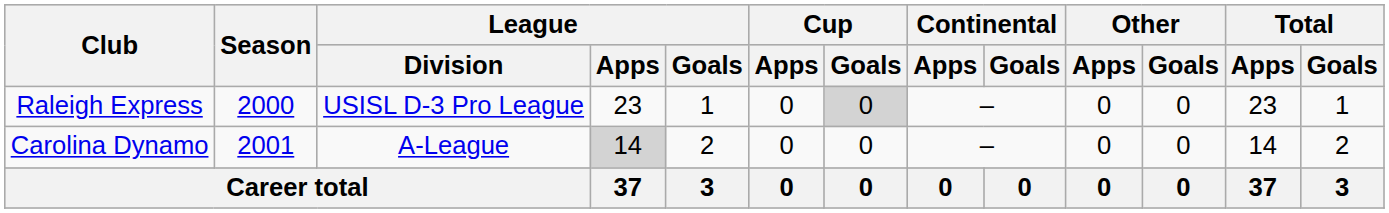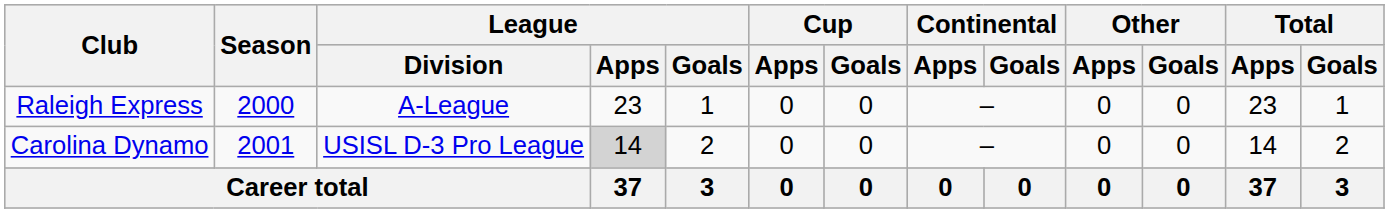(454, 106) USISL D-3 Pro League -> (454, 106) A-League
(866, 106) lightgrey background -> (866, 106) no background
(454, 146) A-League -> (454, 146) USISL D-3 Pro League
